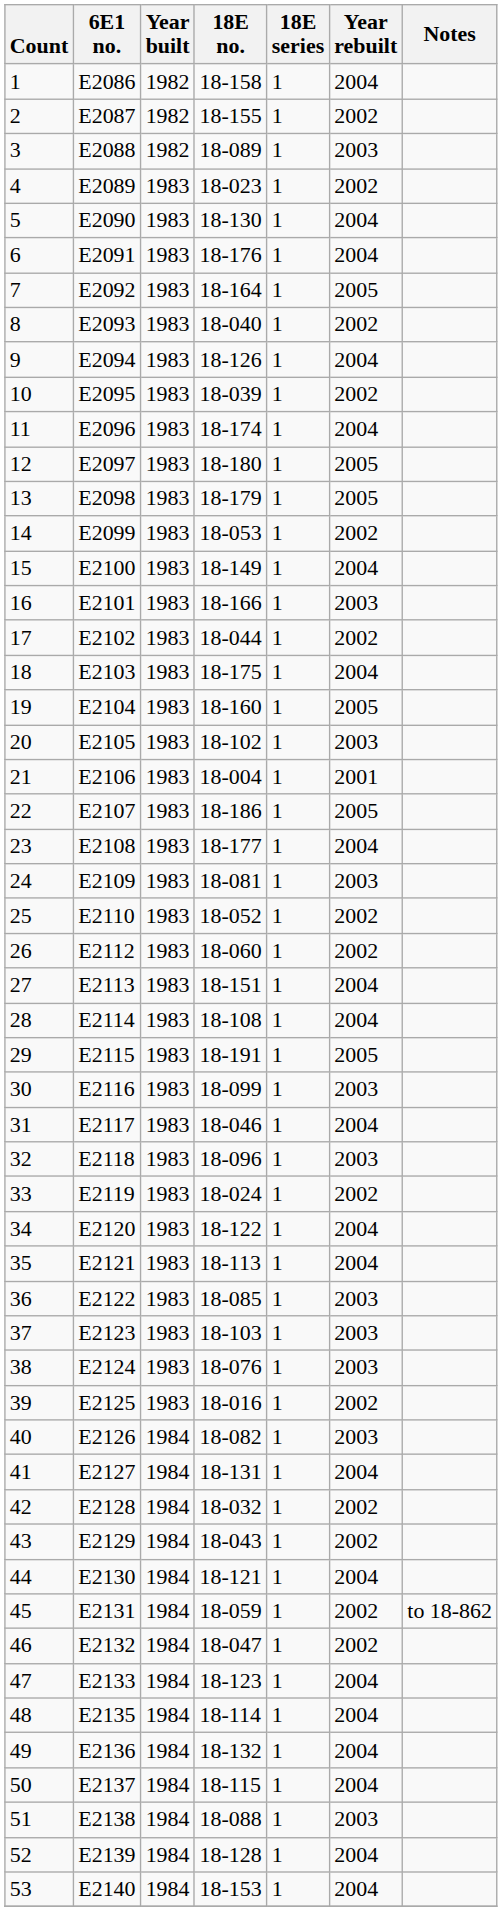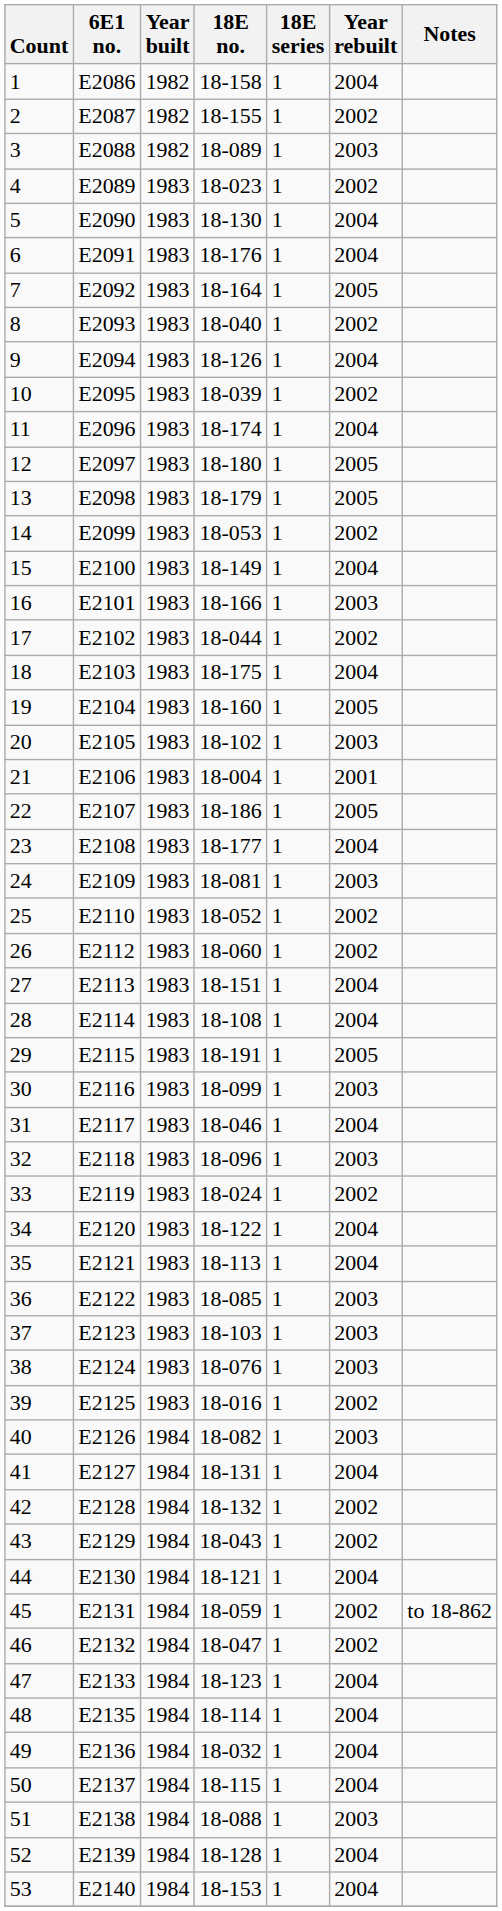(231, 1506) 18-032 -> (231, 1506) 18-132
(231, 1749) 18-132 -> (231, 1749) 18-032
